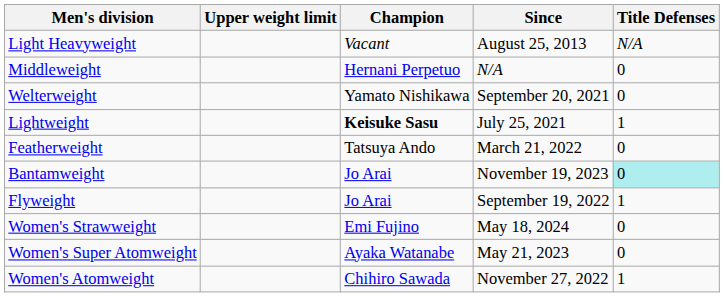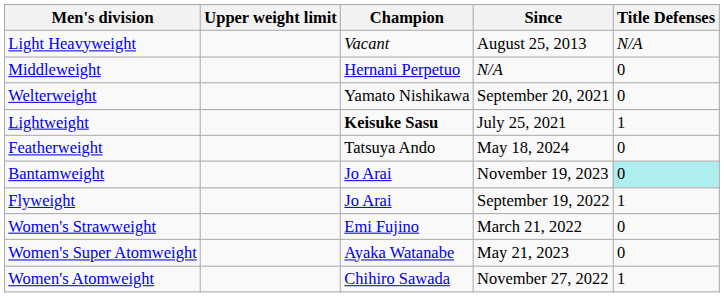(530, 148) March 21, 2022 -> (523, 148) May 18, 2024
(523, 226) May 18, 2024 -> (530, 226) March 21, 2022
